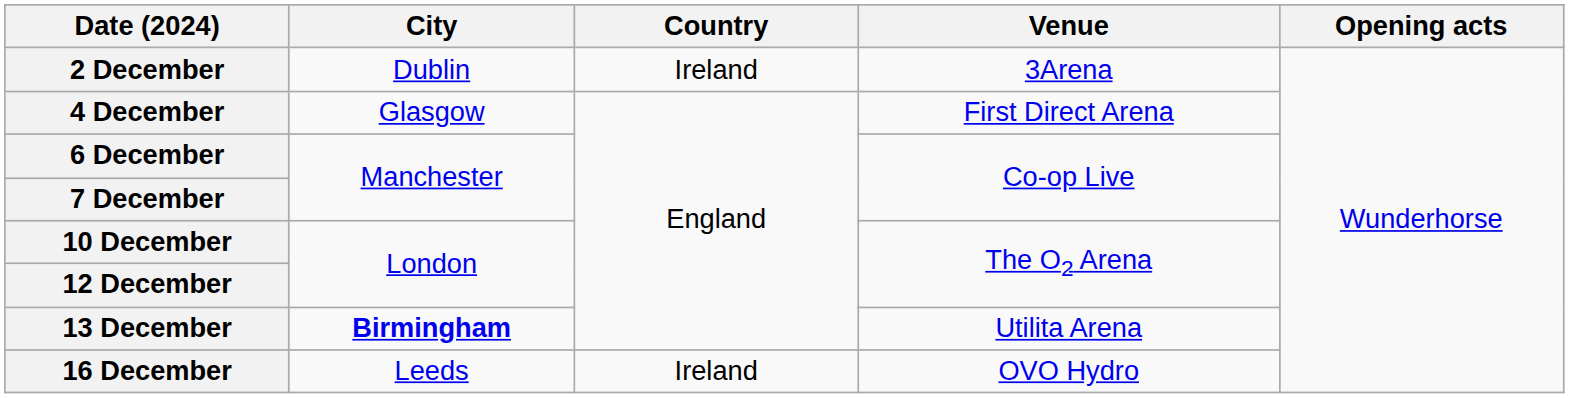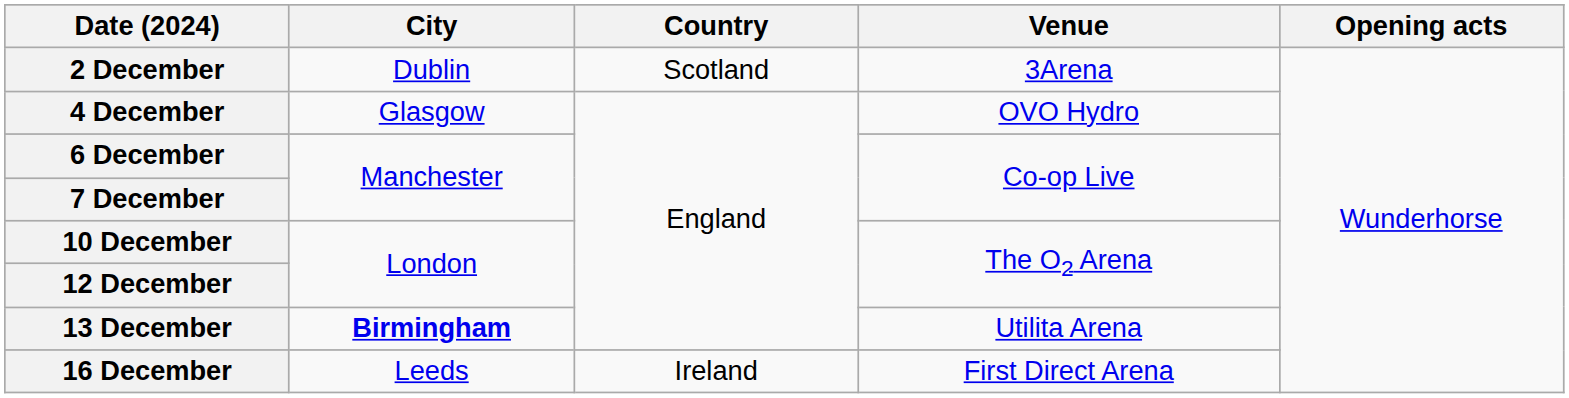(716, 69) Ireland -> (716, 69) Scotland
(1069, 112) First Direct Arena -> (1069, 112) OVO Hydro
(1069, 371) OVO Hydro -> (1069, 371) First Direct Arena
